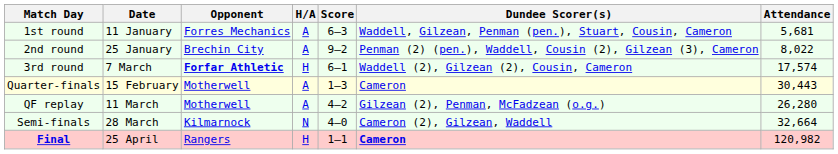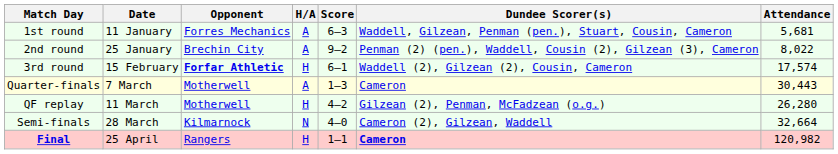(129, 67) 7 March -> (142, 67) 15 February
(142, 85) 15 February -> (129, 85) 7 March
(306, 103) A -> (306, 103) H
